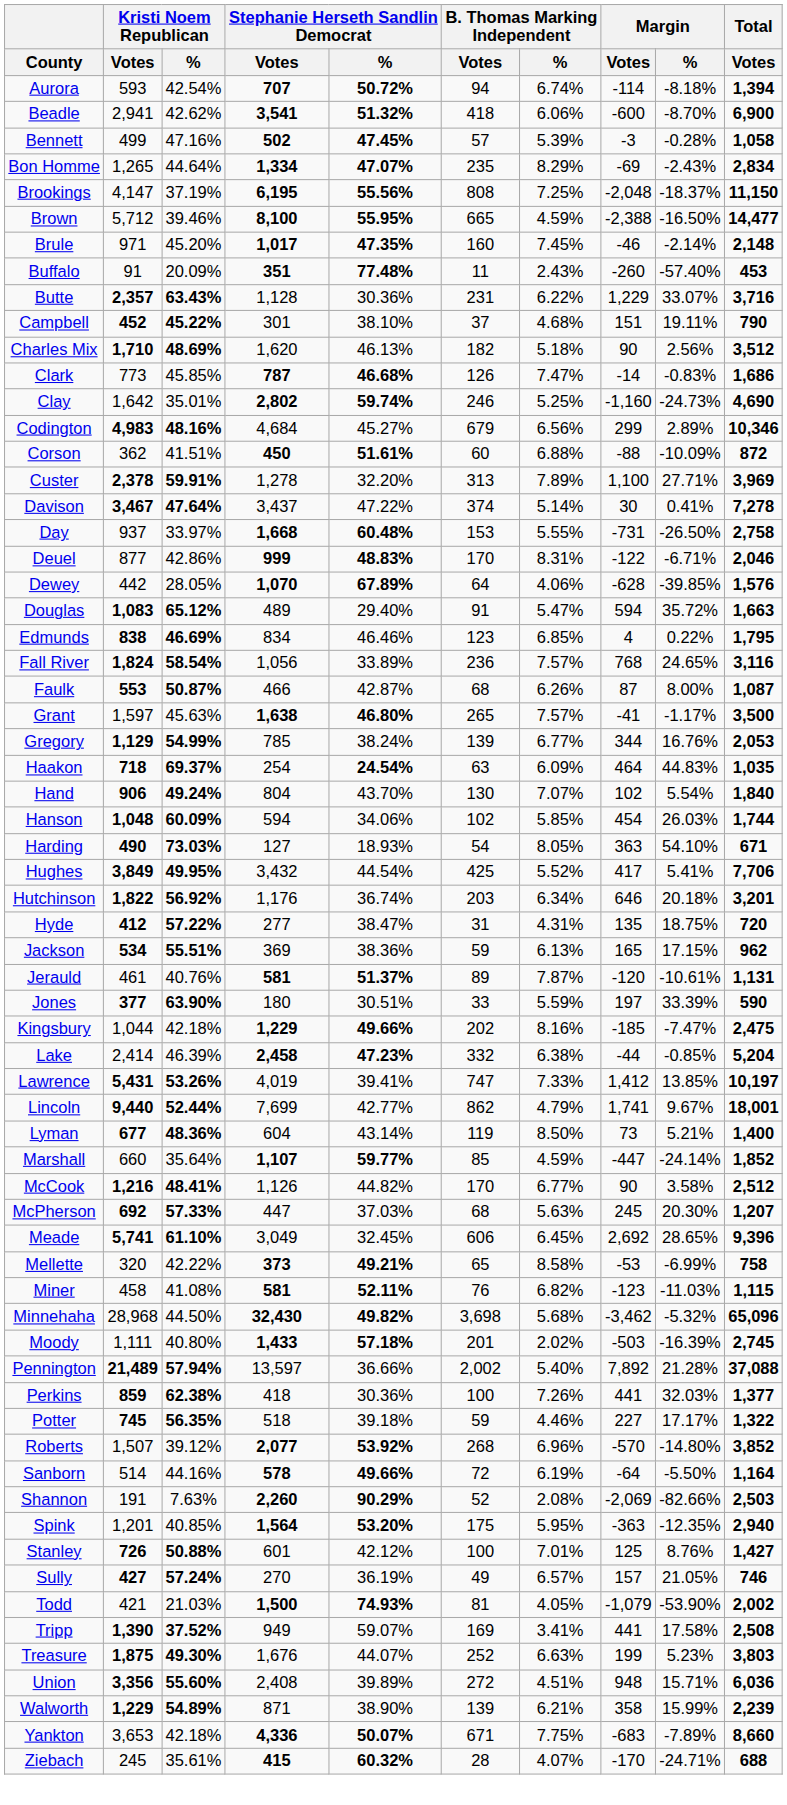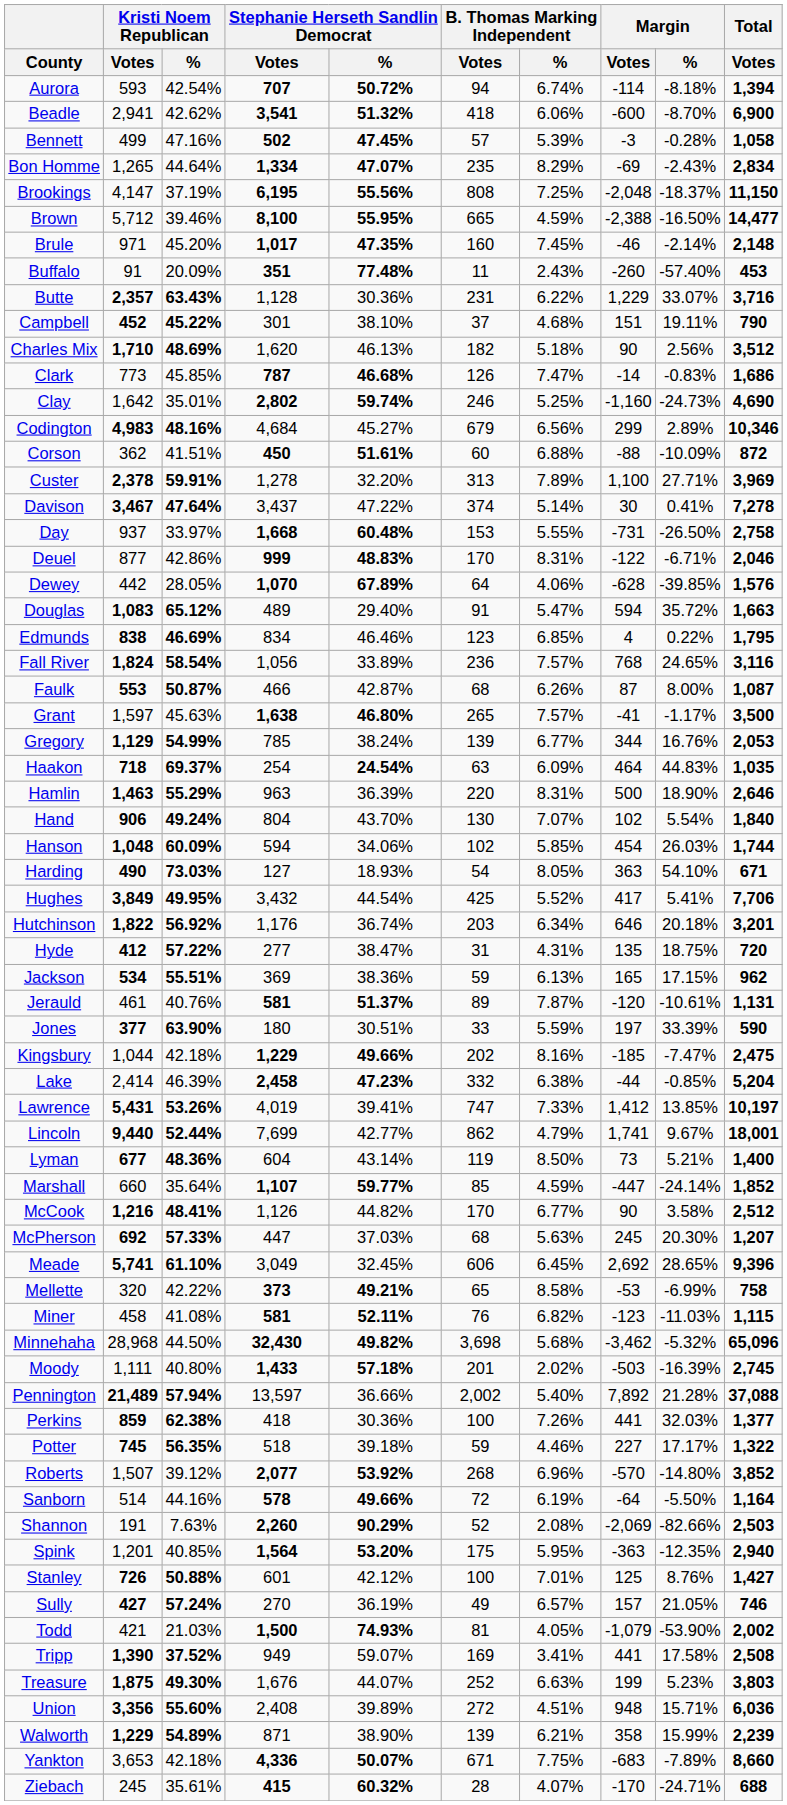+ row: (54, 794)
